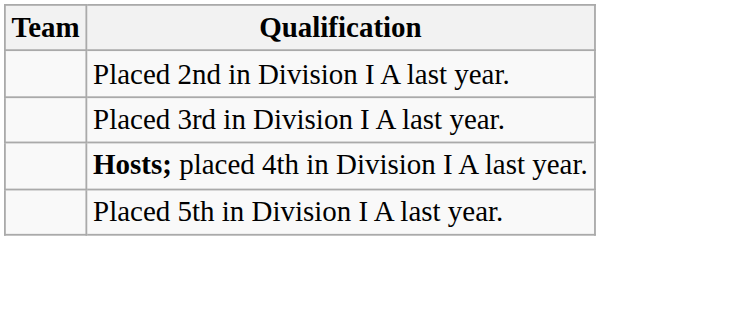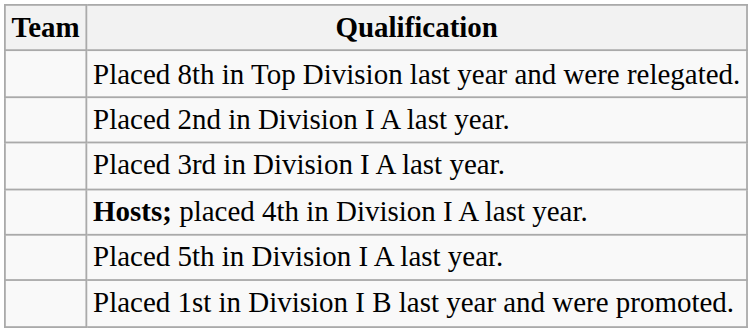+ row: (417, 73)
+ row: (414, 303)
